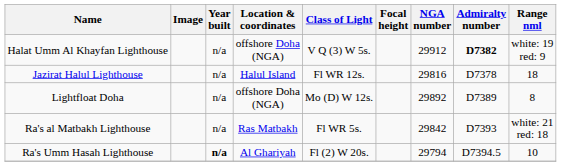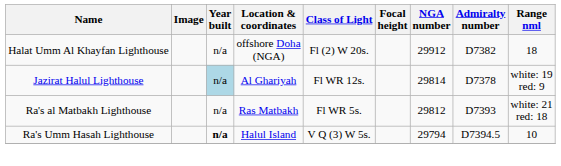(339, 50) V Q (3) W 5s. -> (339, 50) Fl (2) W 20s.
(481, 50) bold -> (481, 50) normal
(532, 50) white: 19 red: 9 -> (532, 50) 18
(219, 74) no background -> (220, 80) lightblue background
(268, 74) Halul Island -> (269, 80) Al Ghariyah
(432, 74) 29816 -> (432, 80) 29814
(532, 74) 18 -> (532, 80) white: 19 red: 9
- row: (88, 98)
(432, 128) 29842 -> (432, 110) 29812
(268, 152) Al Ghariyah -> (269, 134) Halul Island
(339, 152) Fl (2) W 20s. -> (339, 134) V Q (3) W 5s.
